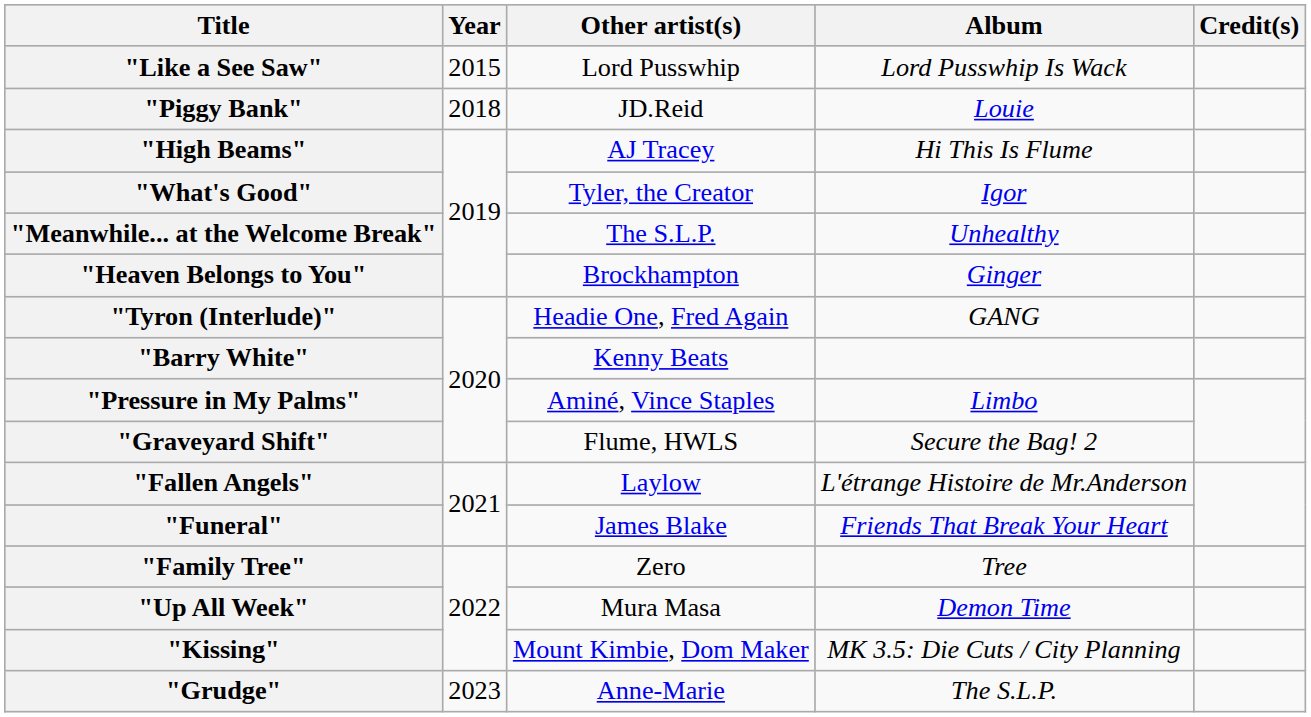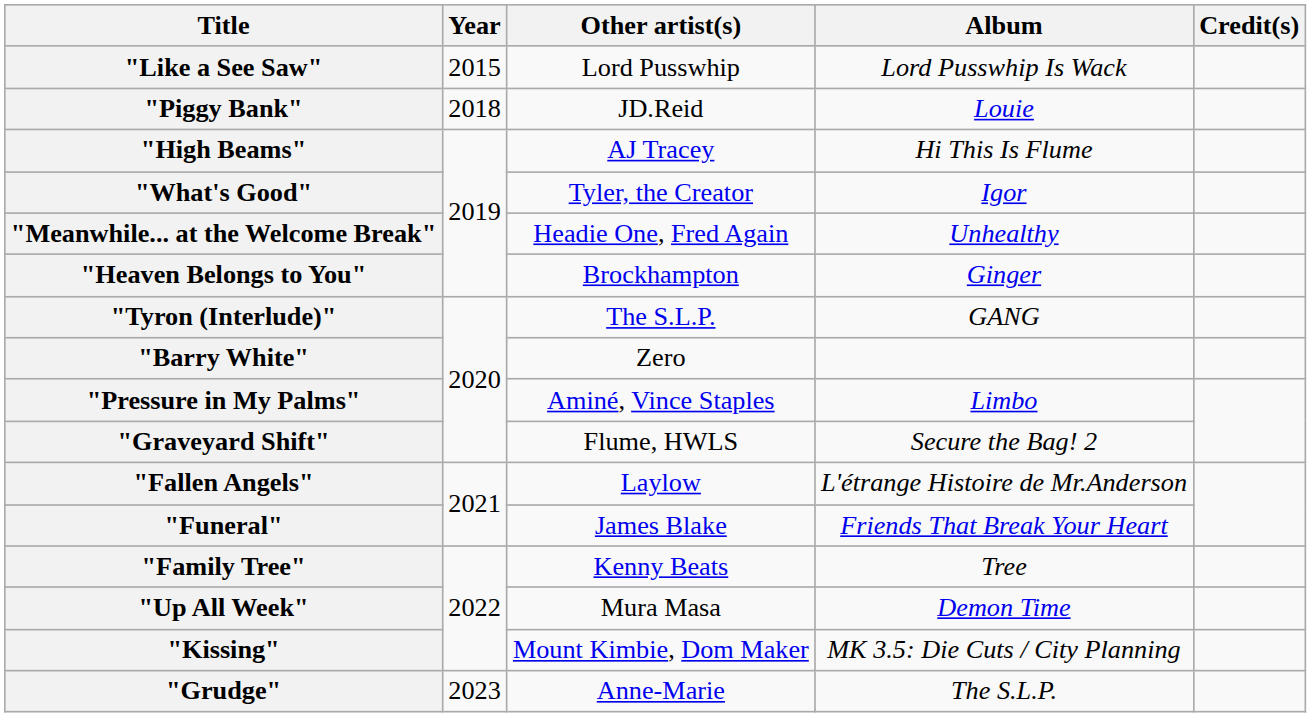(661, 233) The S.L.P. -> (661, 233) Headie One, Fred Again
(661, 316) Headie One, Fred Again -> (661, 316) The S.L.P.
(661, 358) Kenny Beats -> (661, 358) Zero
(661, 566) Zero -> (661, 566) Kenny Beats
